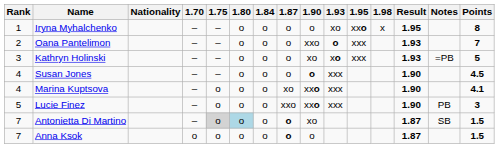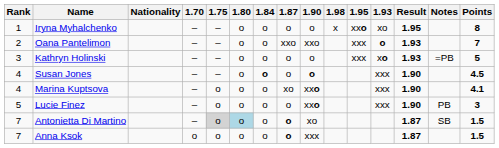columns swapped: (335, 12) <-> (382, 12)
(288, 43) o -> (288, 43) xxo
(312, 58) xo -> (312, 58) o
(265, 74) normal -> (265, 74) bold
(288, 105) xxo -> (288, 105) o
(312, 136) o -> (312, 136) xxx
